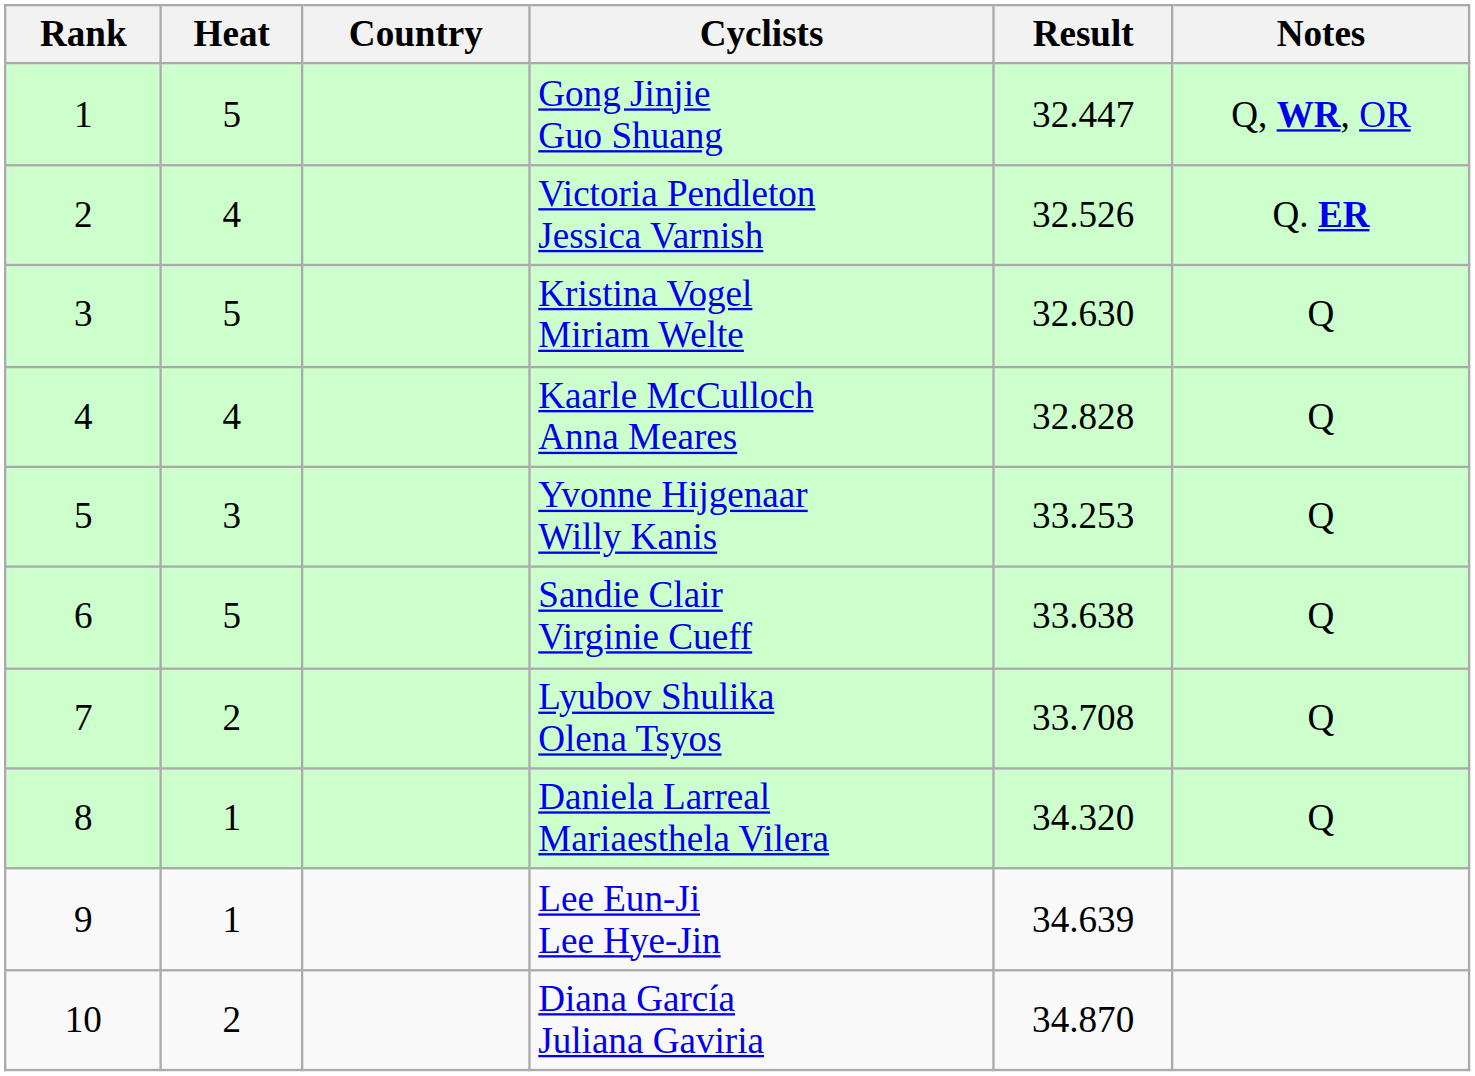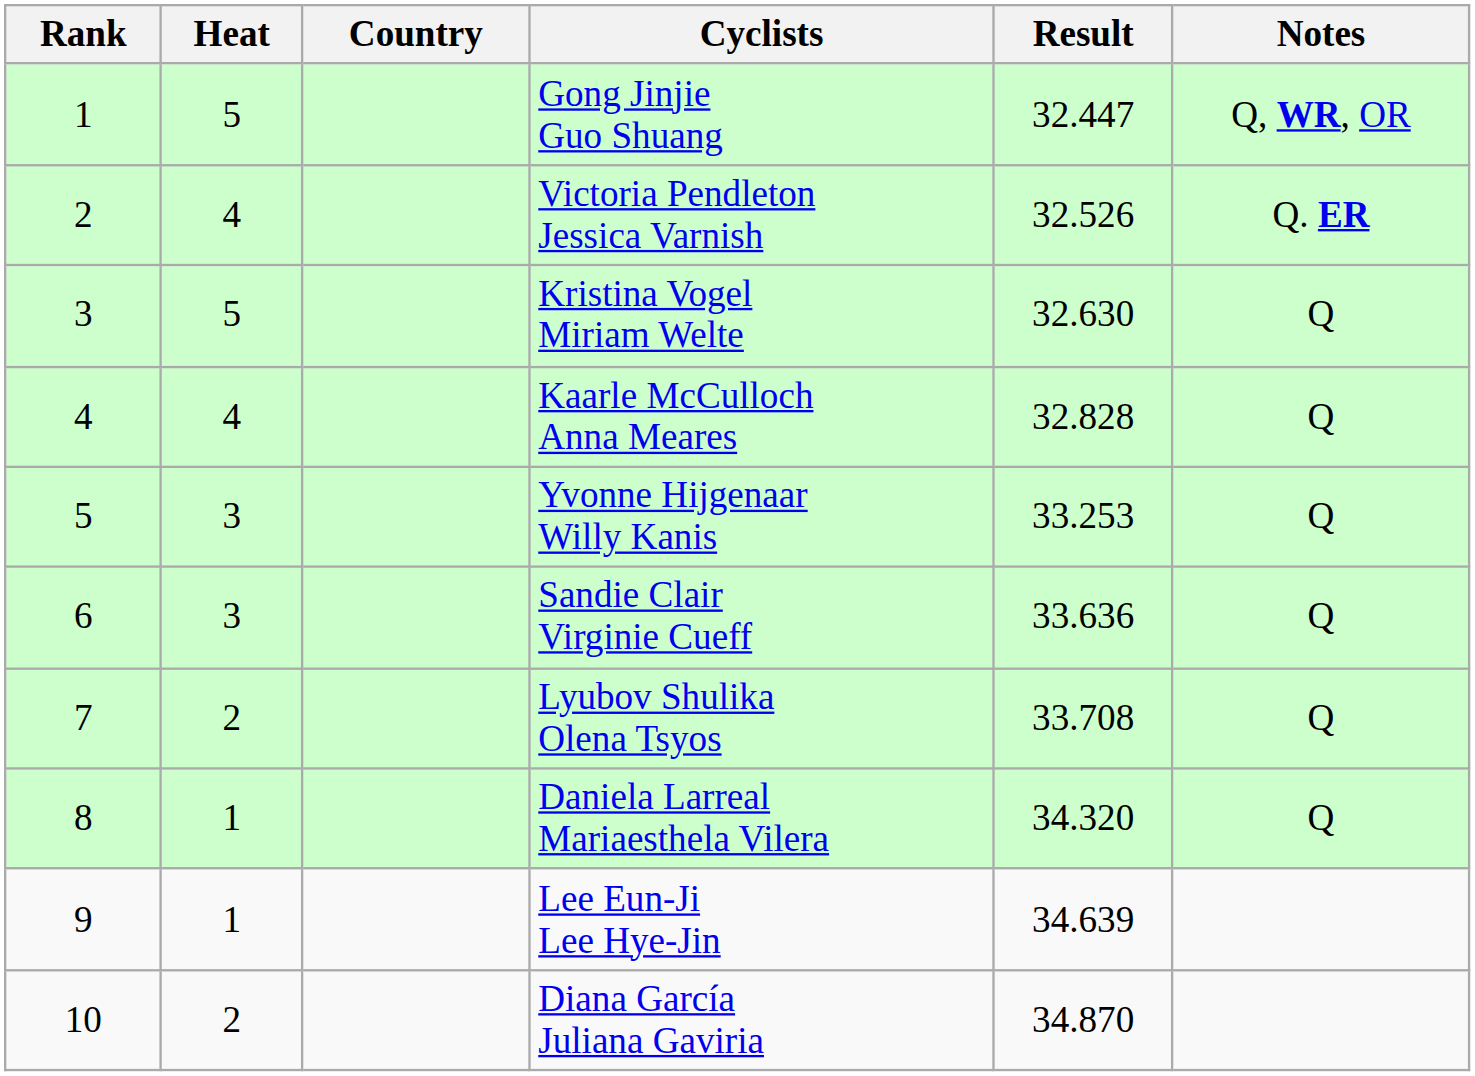(232, 616) 5 -> (232, 616) 3
(1083, 616) 33.638 -> (1083, 616) 33.636
